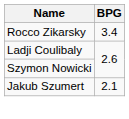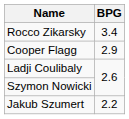+ row: (42, 50)
(109, 86) 2.1 -> (109, 104) 2.2
